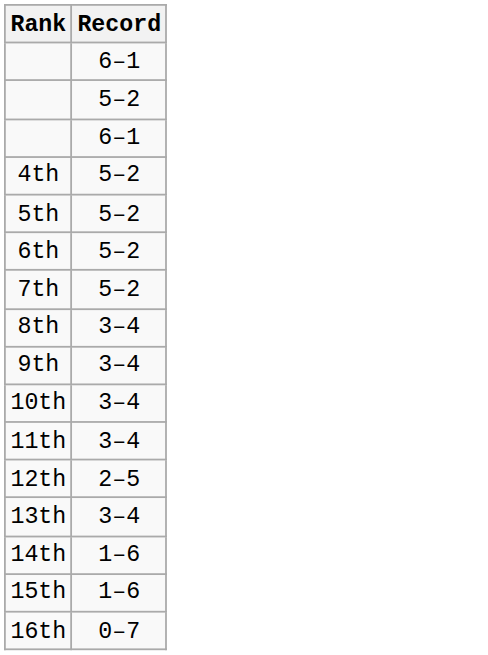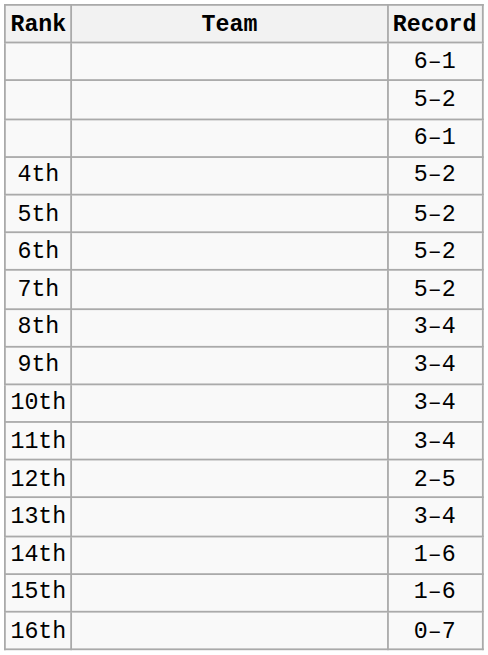+ column: (230, 24)
